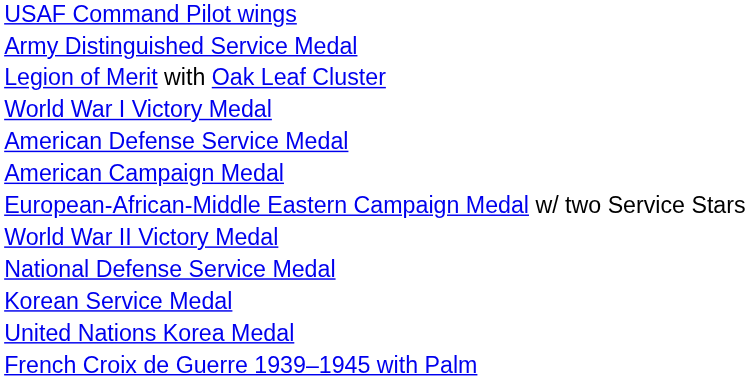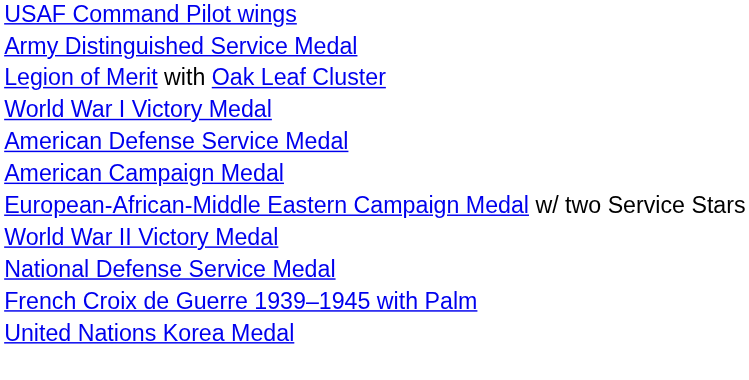- row: (118, 301)
rows swapped: (149, 333) <-> (241, 365)
